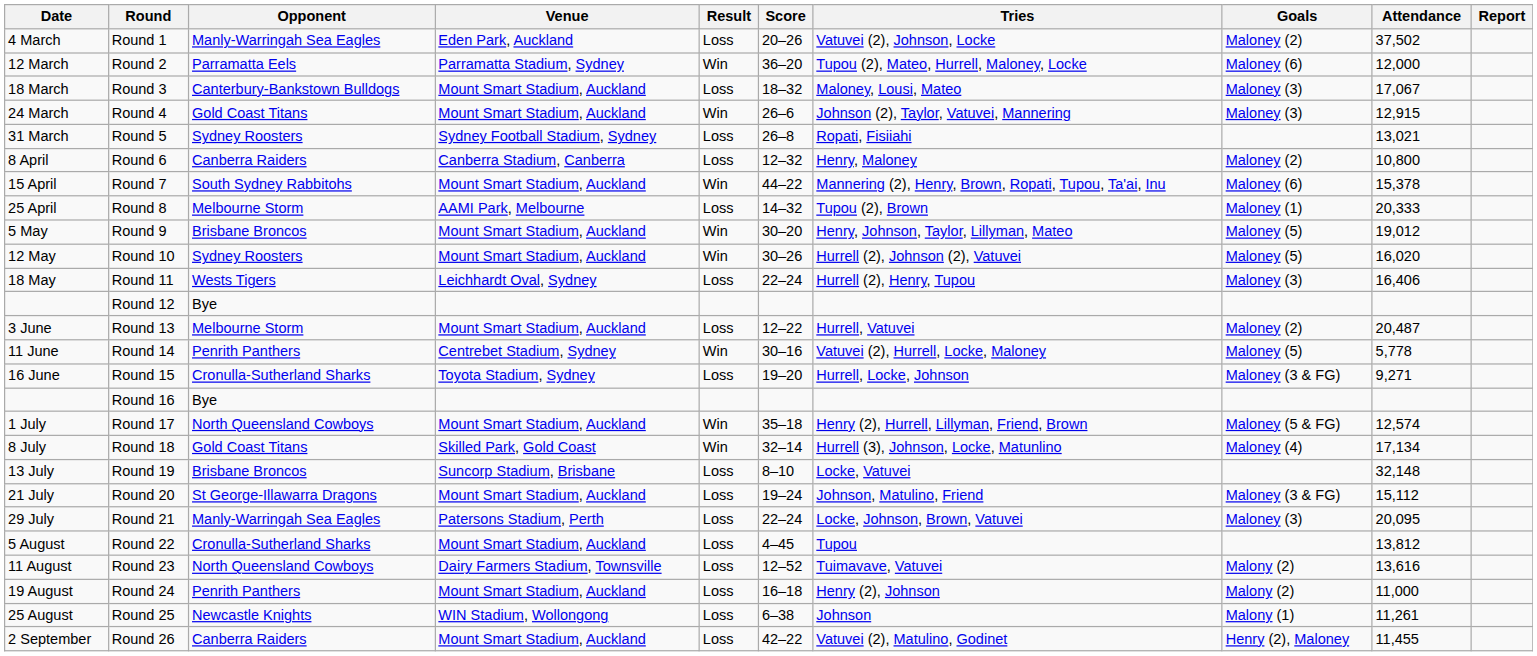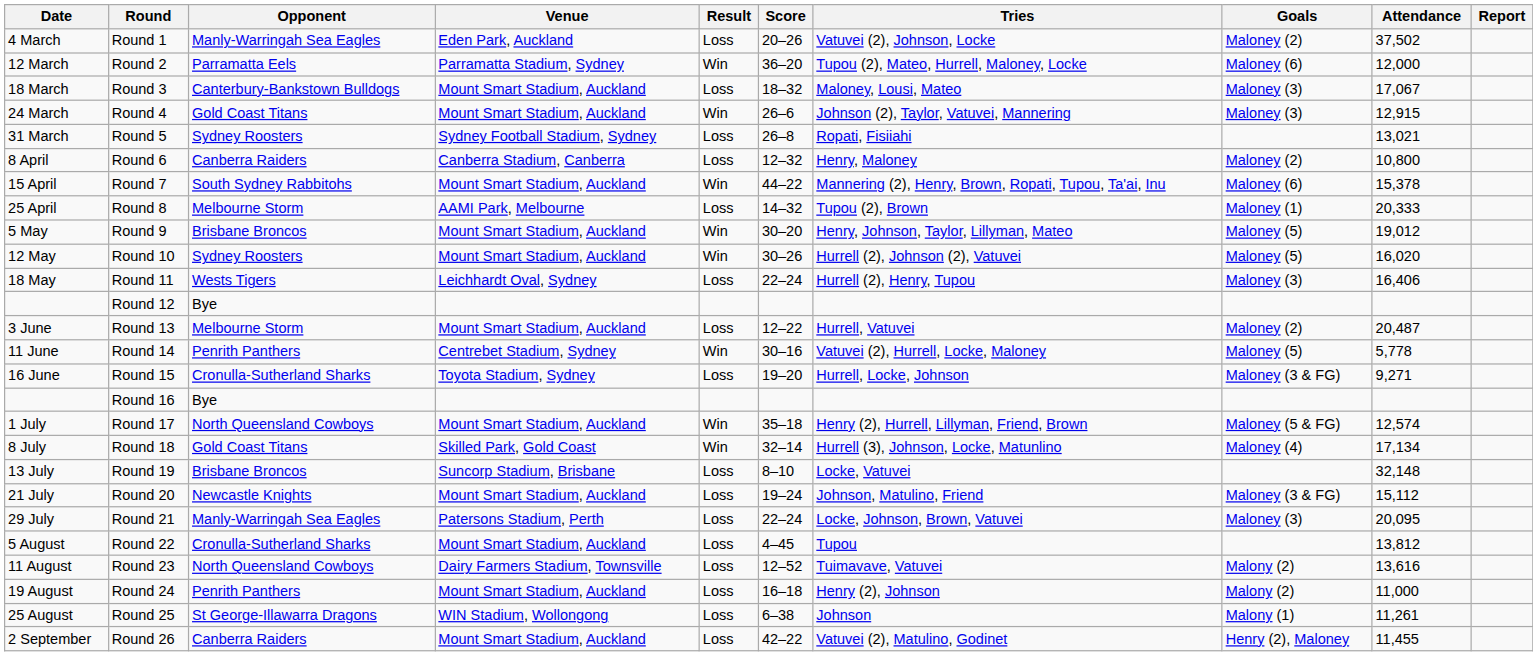(284, 495) St George-Illawarra Dragons -> (252, 495) Newcastle Knights
(252, 615) Newcastle Knights -> (284, 615) St George-Illawarra Dragons
